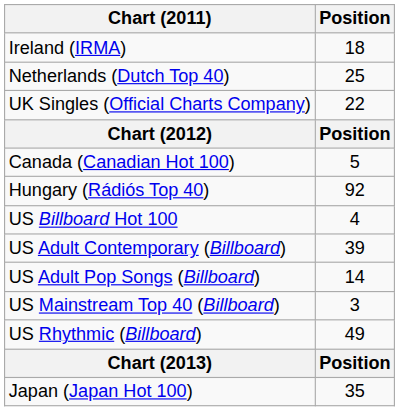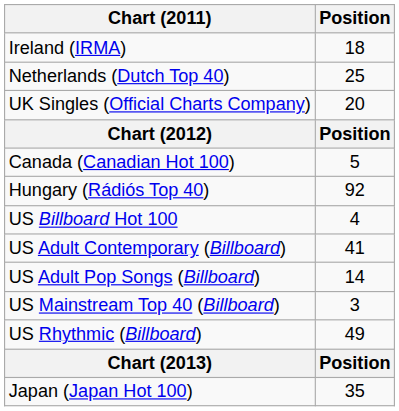(355, 104) 22 -> (355, 104) 20
(355, 248) 39 -> (355, 248) 41
